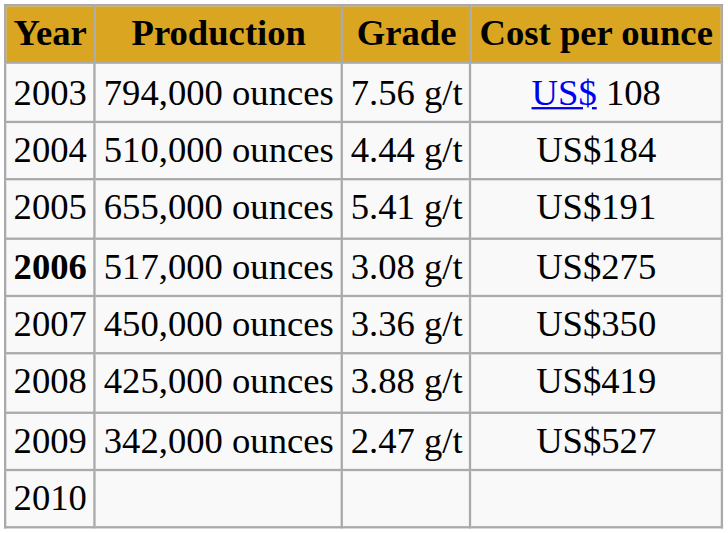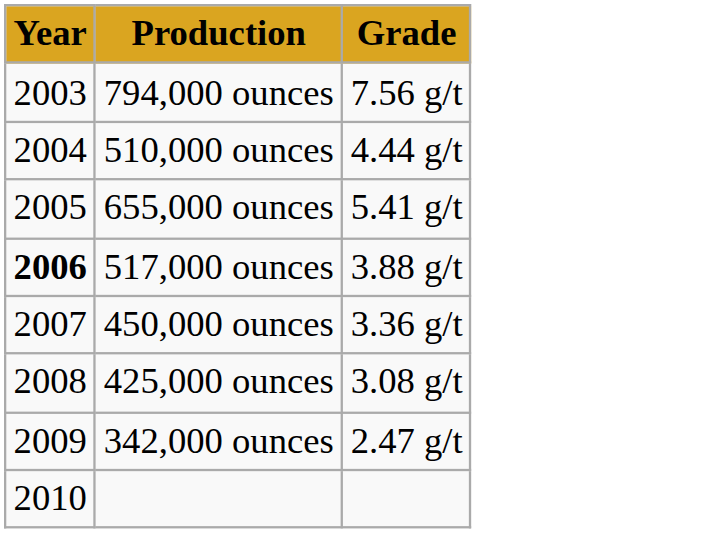- column: (596, 33)
(407, 265) 3.08 g/t -> (407, 265) 3.88 g/t
(407, 382) 3.88 g/t -> (407, 382) 3.08 g/t
